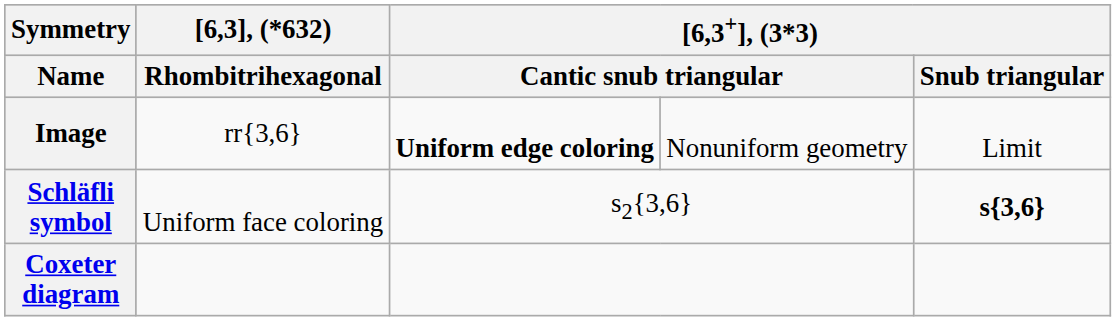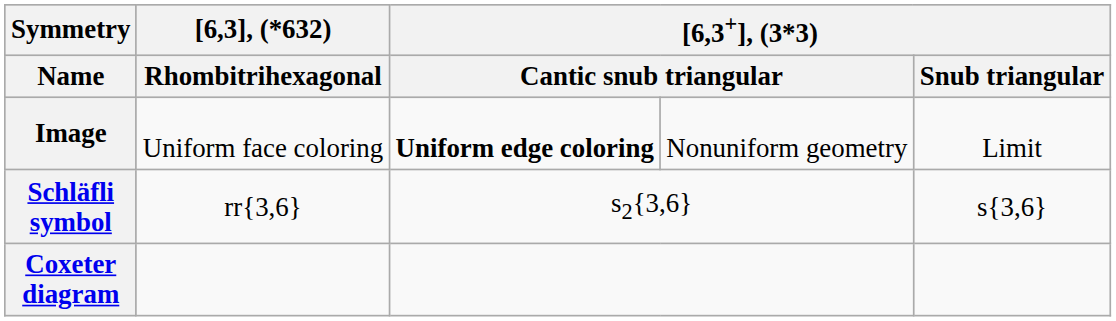(263, 133) rr{3,6} -> (263, 148) Uniform face coloring
(263, 221) Uniform face coloring -> (263, 206) rr{3,6}
(1012, 206) bold -> (1012, 206) normal
